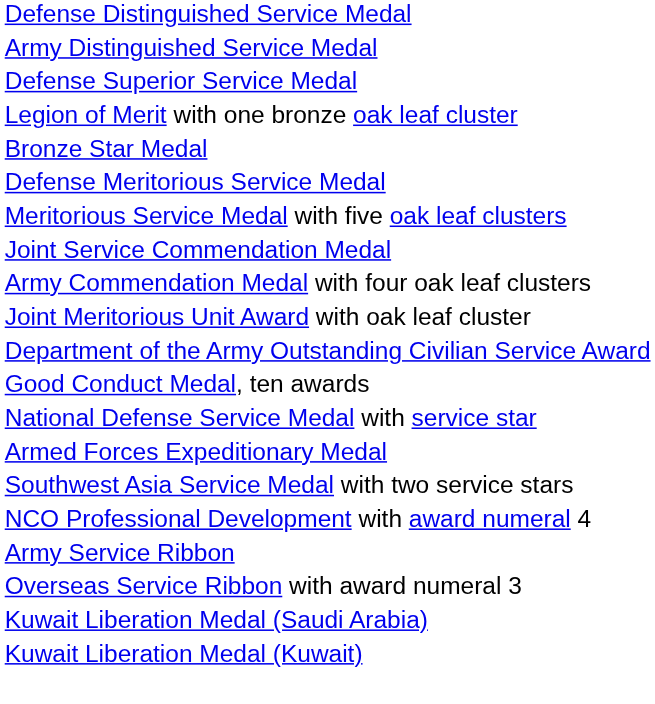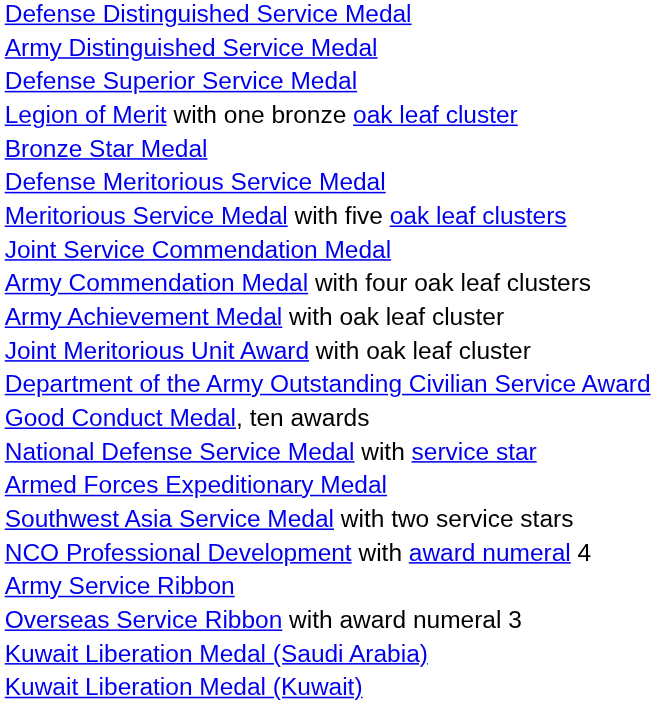+ row: (254, 317)
